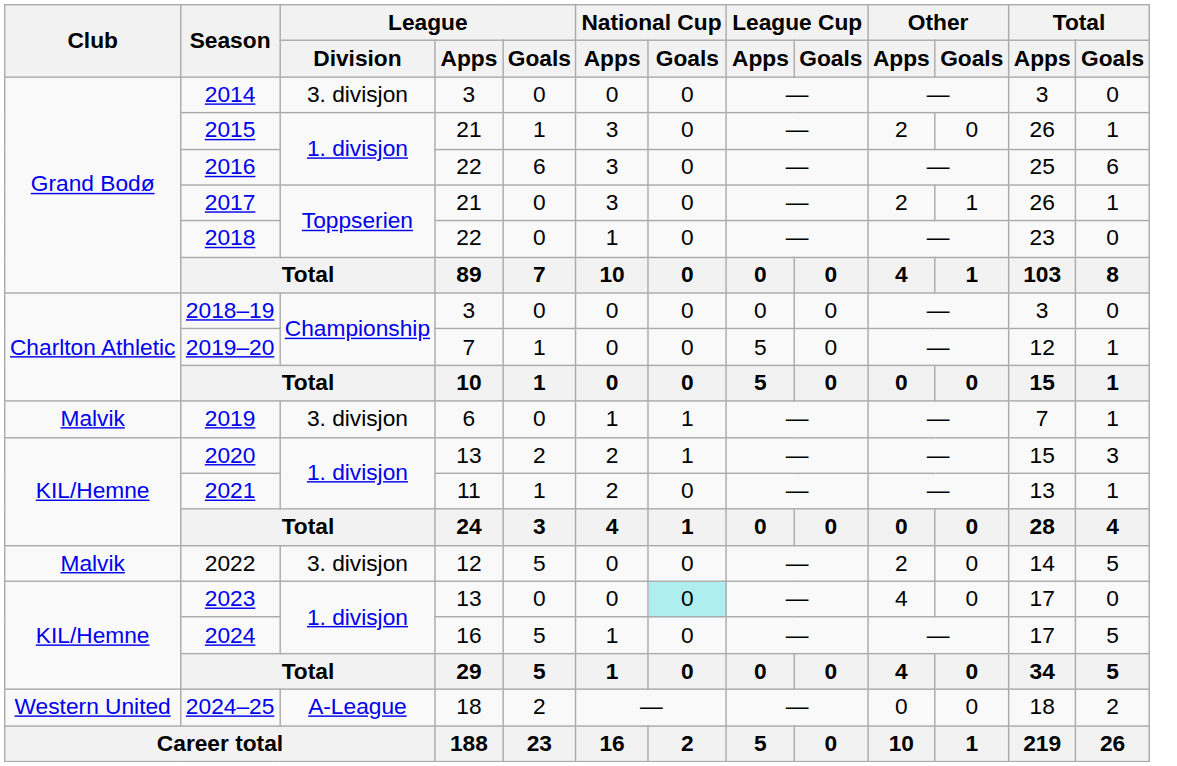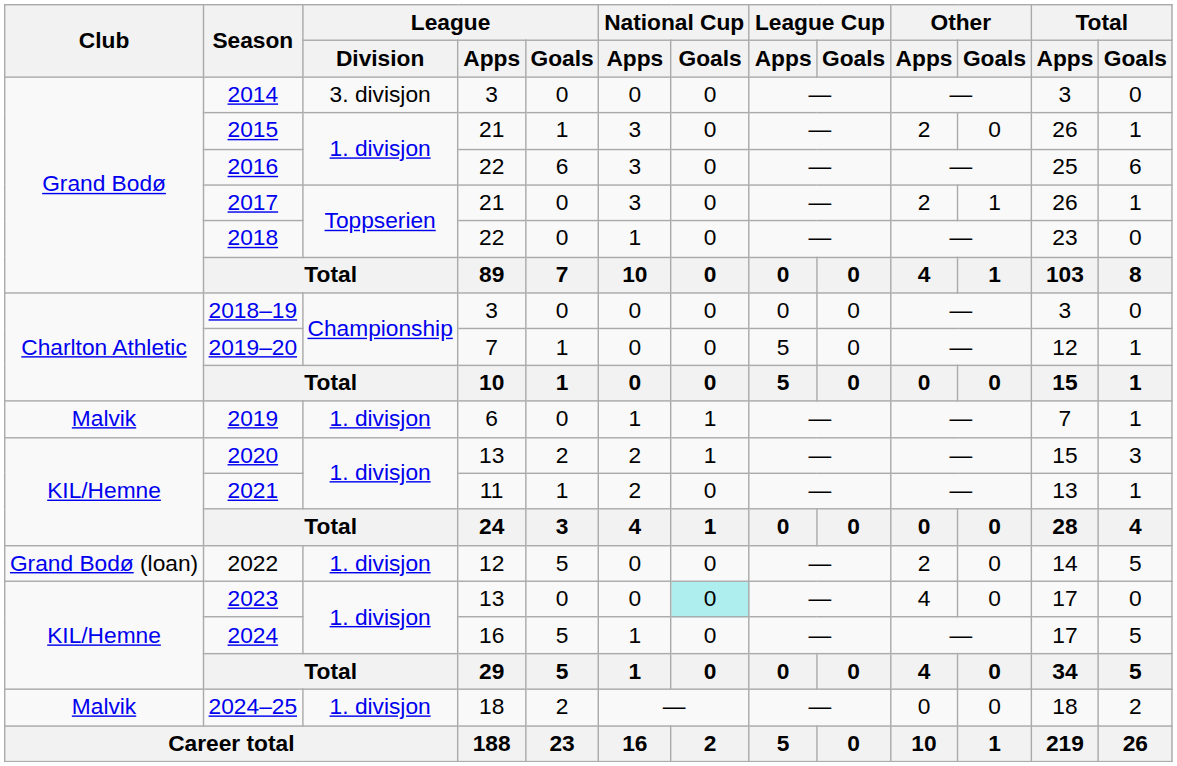(357, 418) 3. divisjon -> (380, 418) 1. divisjon
(93, 563) Malvik -> (104, 563) Grand Bodø (loan)
(357, 563) 3. divisjon -> (380, 563) 1. divisjon
(93, 707) Western United -> (104, 707) Malvik
(357, 707) A-League -> (380, 707) 1. divisjon
